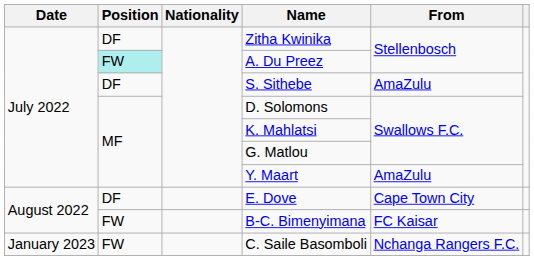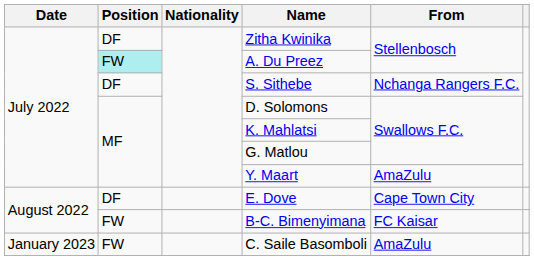(402, 84) AmaZulu -> (446, 84) Nchanga Rangers F.C.
(446, 244) Nchanga Rangers F.C. -> (402, 244) AmaZulu
